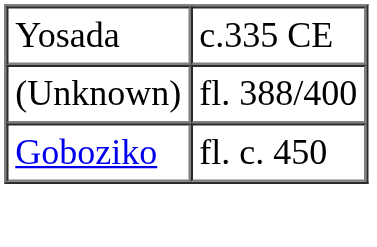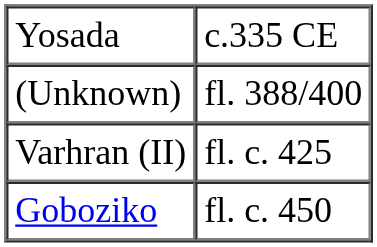+ row: (101, 151)
